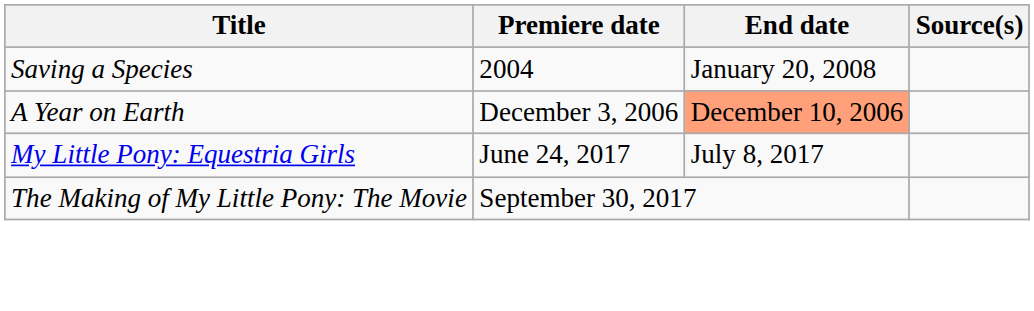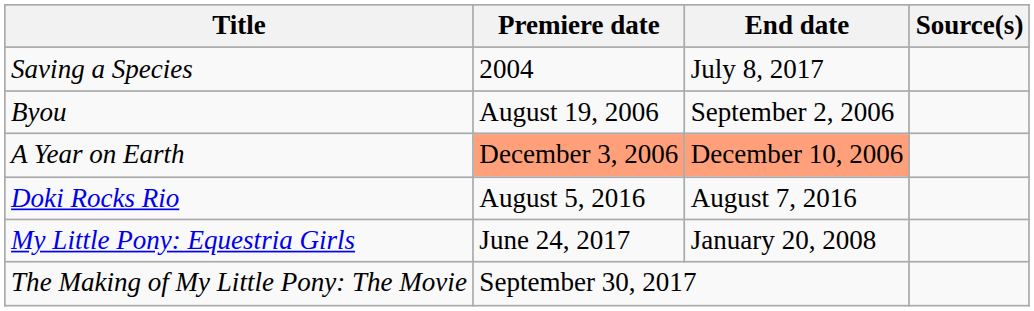(784, 68) January 20, 2008 -> (757, 68) July 8, 2017
+ row: (39, 111)
(579, 111) no background -> (579, 154) lightsalmon background
+ row: (95, 197)
(757, 154) July 8, 2017 -> (784, 240) January 20, 2008
